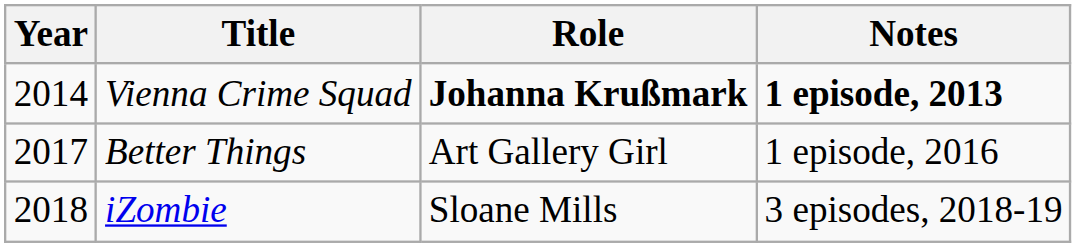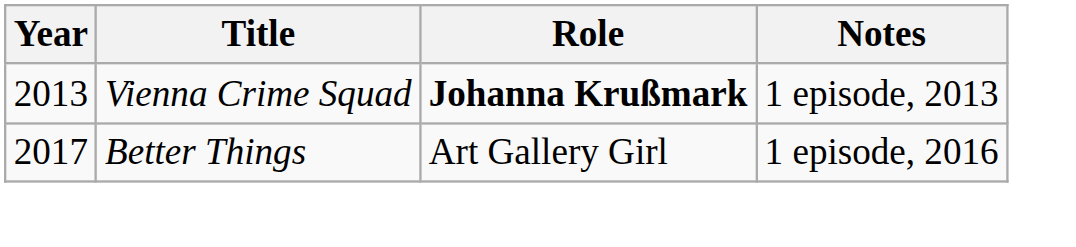(51, 92) 2014 -> (51, 92) 2013
(884, 92) bold -> (882, 92) normal
- row: (166, 210)
